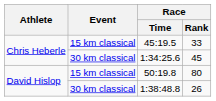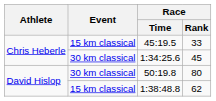(103, 73) 15 km classical -> (103, 73) 30 km classical
(103, 89) 30 km classical -> (103, 89) 15 km classical
(196, 89) 26 -> (196, 89) 62
